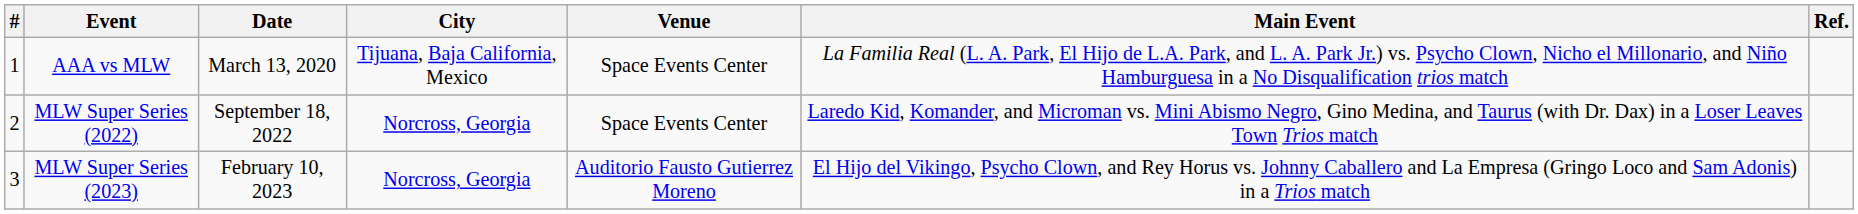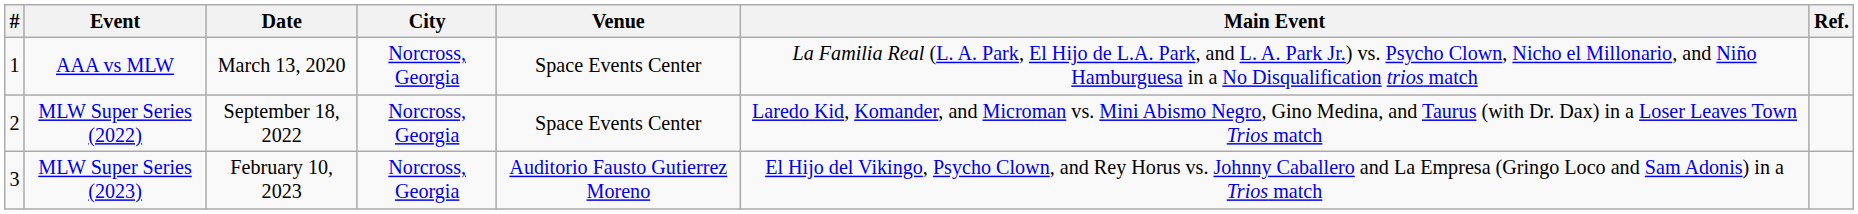(457, 65) Tijuana, Baja California, Mexico -> (427, 65) Norcross, Georgia
